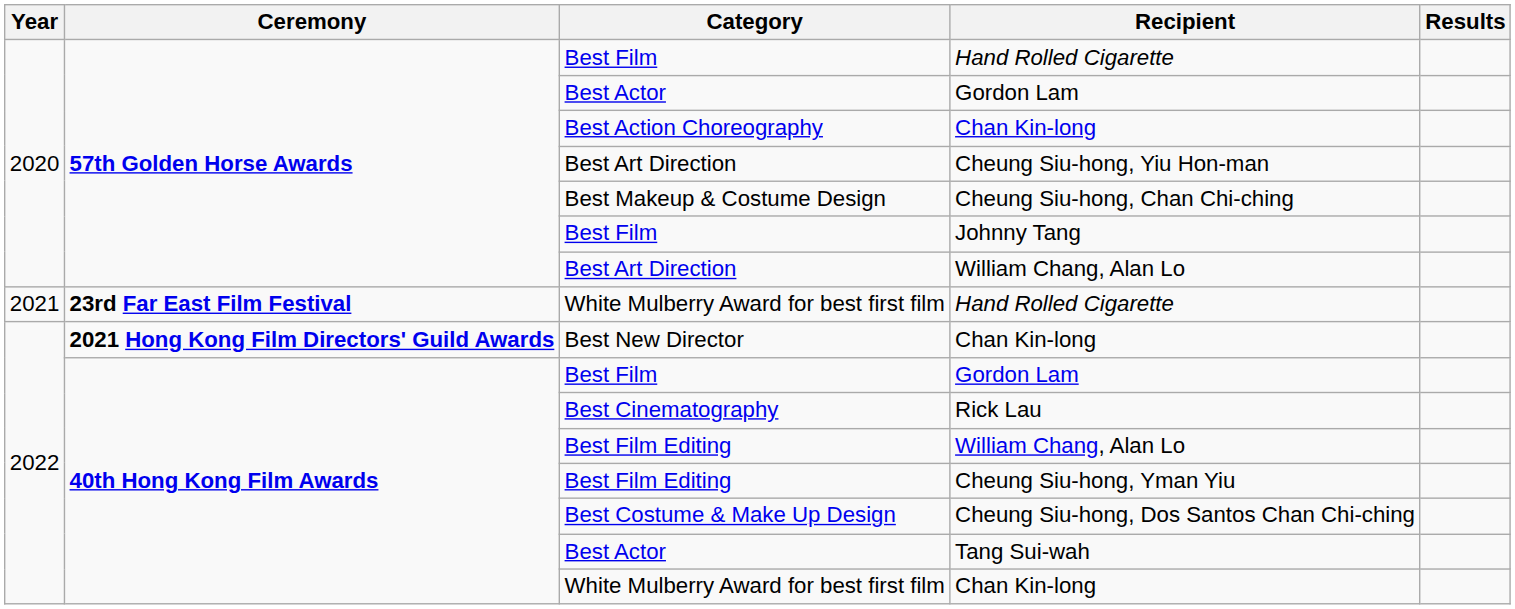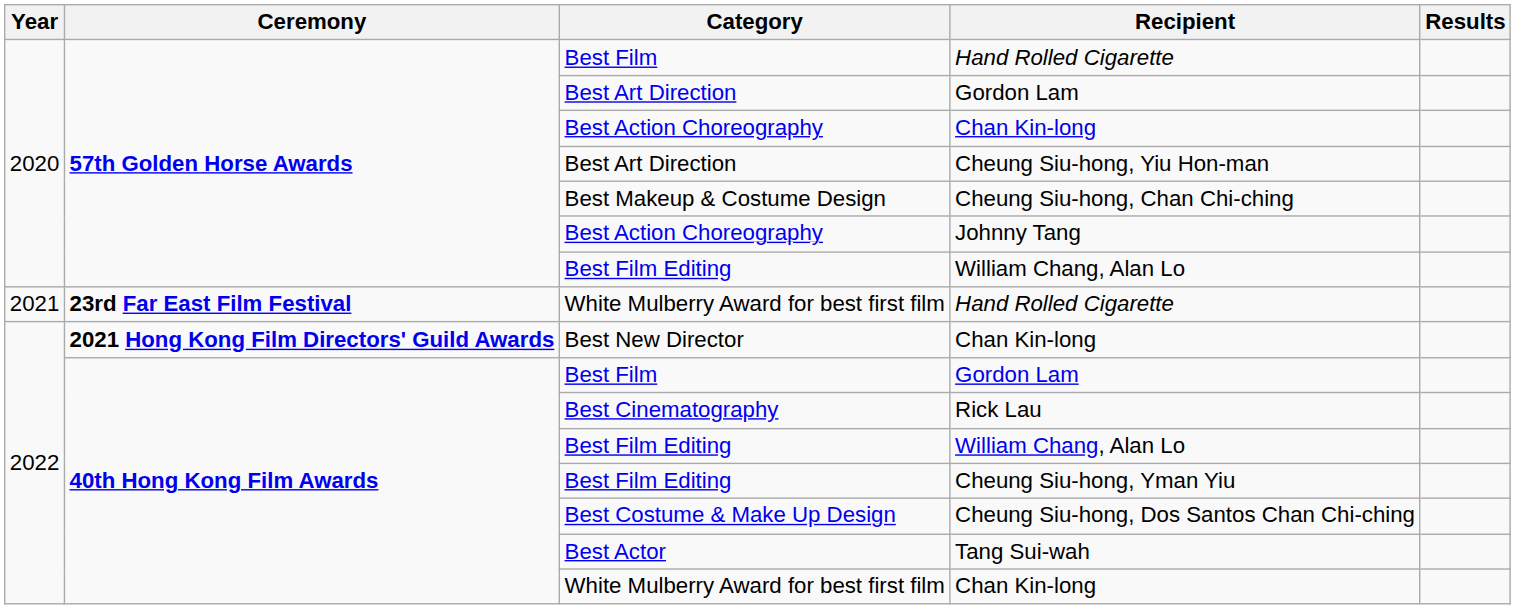(615, 92) Best Actor -> (650, 92) Best Art Direction
(611, 233) Best Film -> (694, 233) Best Action Choreography
(650, 269) Best Art Direction -> (648, 269) Best Film Editing
